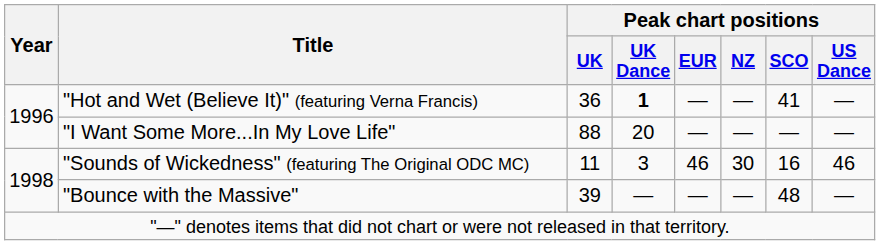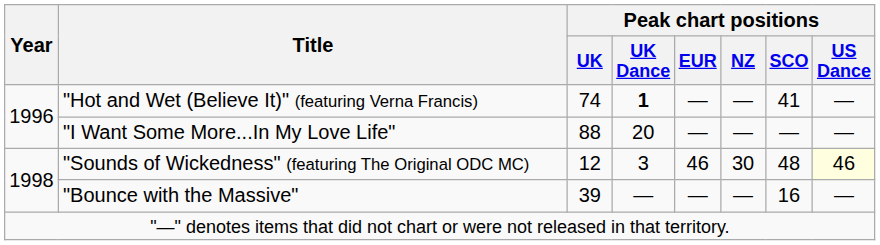(590, 100) 36 -> (590, 100) 74
(590, 163) 11 -> (590, 163) 12
(789, 163) 16 -> (789, 163) 48
(844, 163) no background -> (844, 163) lightyellow background
(789, 195) 48 -> (789, 195) 16
